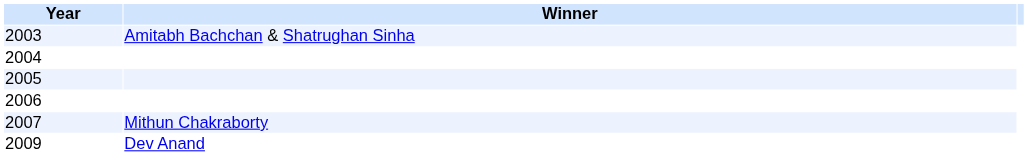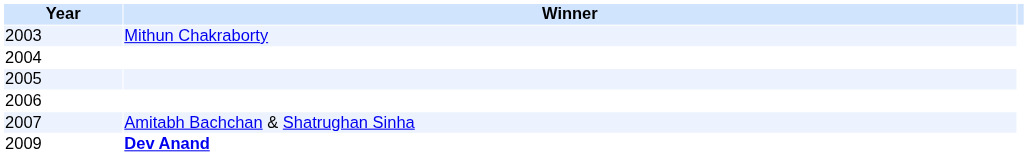(270, 35) Amitabh Bachchan & Shatrughan Sinha -> (196, 35) Mithun Chakraborty
(196, 122) Mithun Chakraborty -> (270, 122) Amitabh Bachchan & Shatrughan Sinha
(165, 144) normal -> (167, 144) bold
